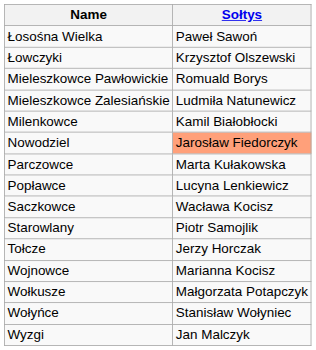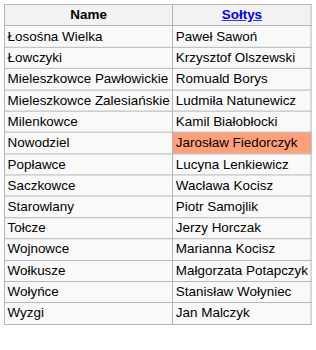- row: (40, 164)
